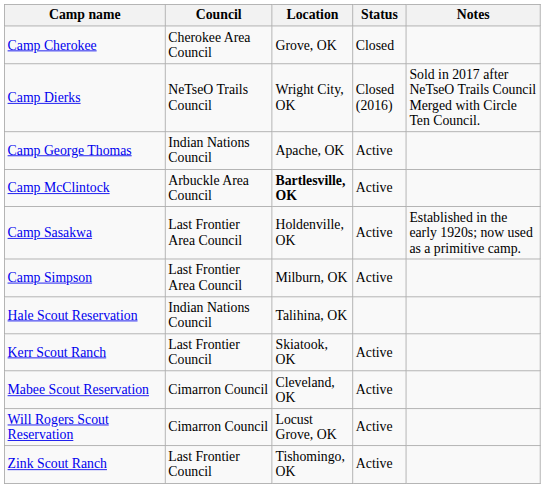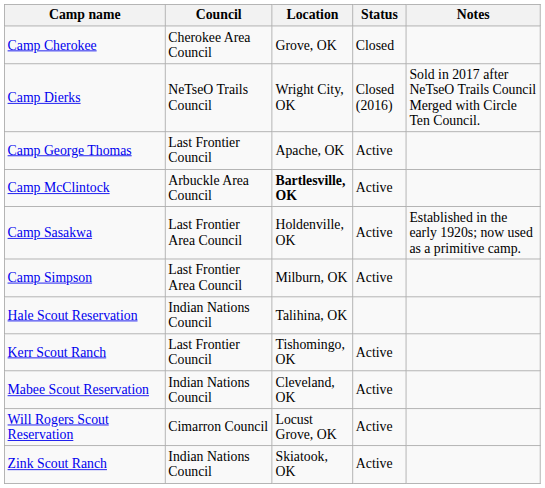(209, 150) Indian Nations Council -> (204, 150) Last Frontier Council
(302, 352) Skiatook, OK -> (310, 352) Tishomingo, OK
(218, 389) Cimarron Council -> (209, 389) Indian Nations Council
(204, 464) Last Frontier Council -> (209, 464) Indian Nations Council
(310, 464) Tishomingo, OK -> (302, 464) Skiatook, OK
